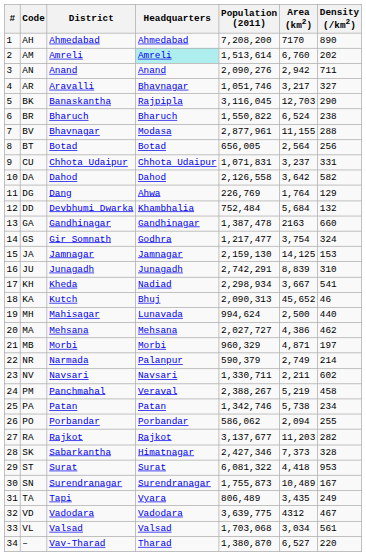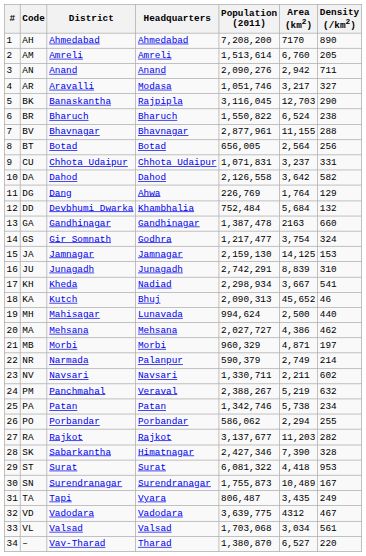(155, 56) paleturquoise background -> (155, 56) no background
(328, 56) 202 -> (328, 56) 205
(163, 86) Bhavnagar -> (155, 86) Modasa
(155, 132) Modasa -> (163, 132) Bhavnagar
(328, 391) 458 -> (328, 391) 632
(296, 422) 2,094 -> (296, 422) 2,294
(296, 452) 7,373 -> (296, 452) 7,390
(241, 498) 806,489 -> (241, 498) 806,487
